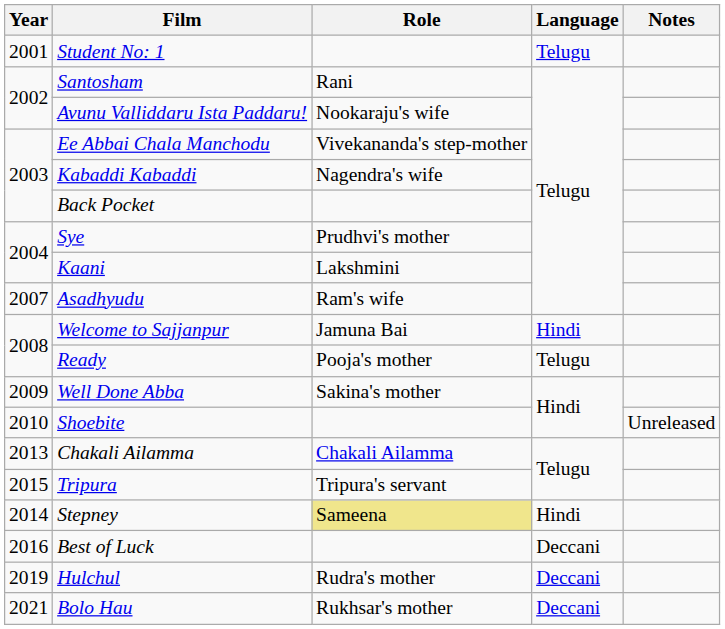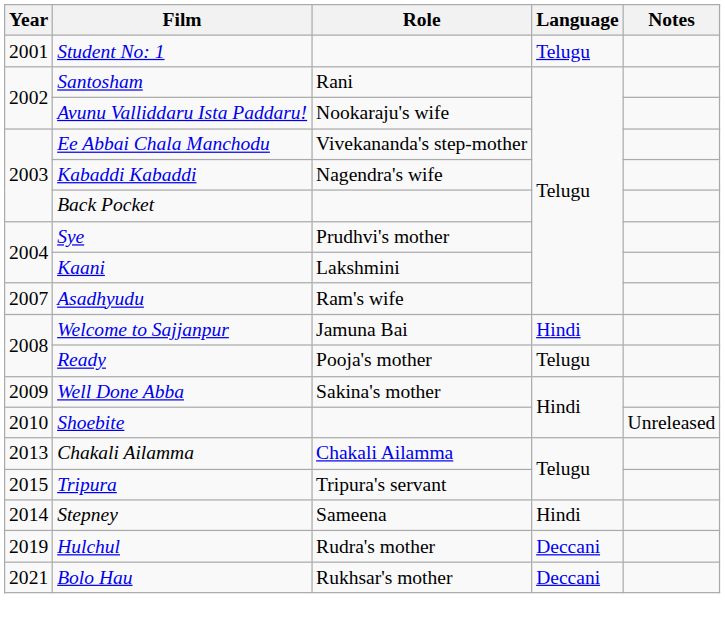(351, 515) khaki background -> (351, 515) no background
- row: (105, 546)
